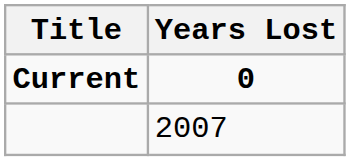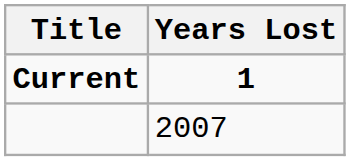(246, 80) 0 -> (246, 80) 1
